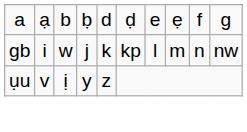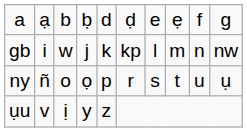+ row: (20, 80)
